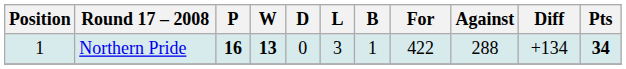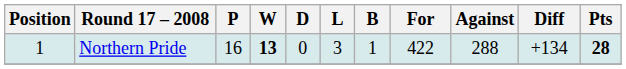(233, 48) bold -> (233, 48) normal
(601, 48) 34 -> (601, 48) 28
